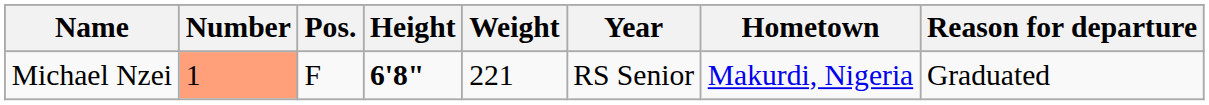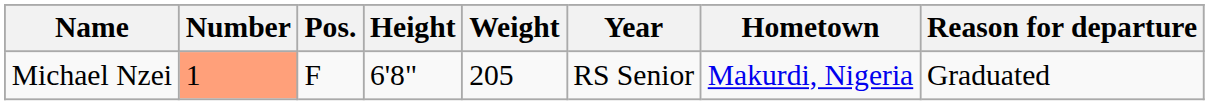(397, 74) bold -> (393, 74) normal
(491, 74) 221 -> (491, 74) 205
